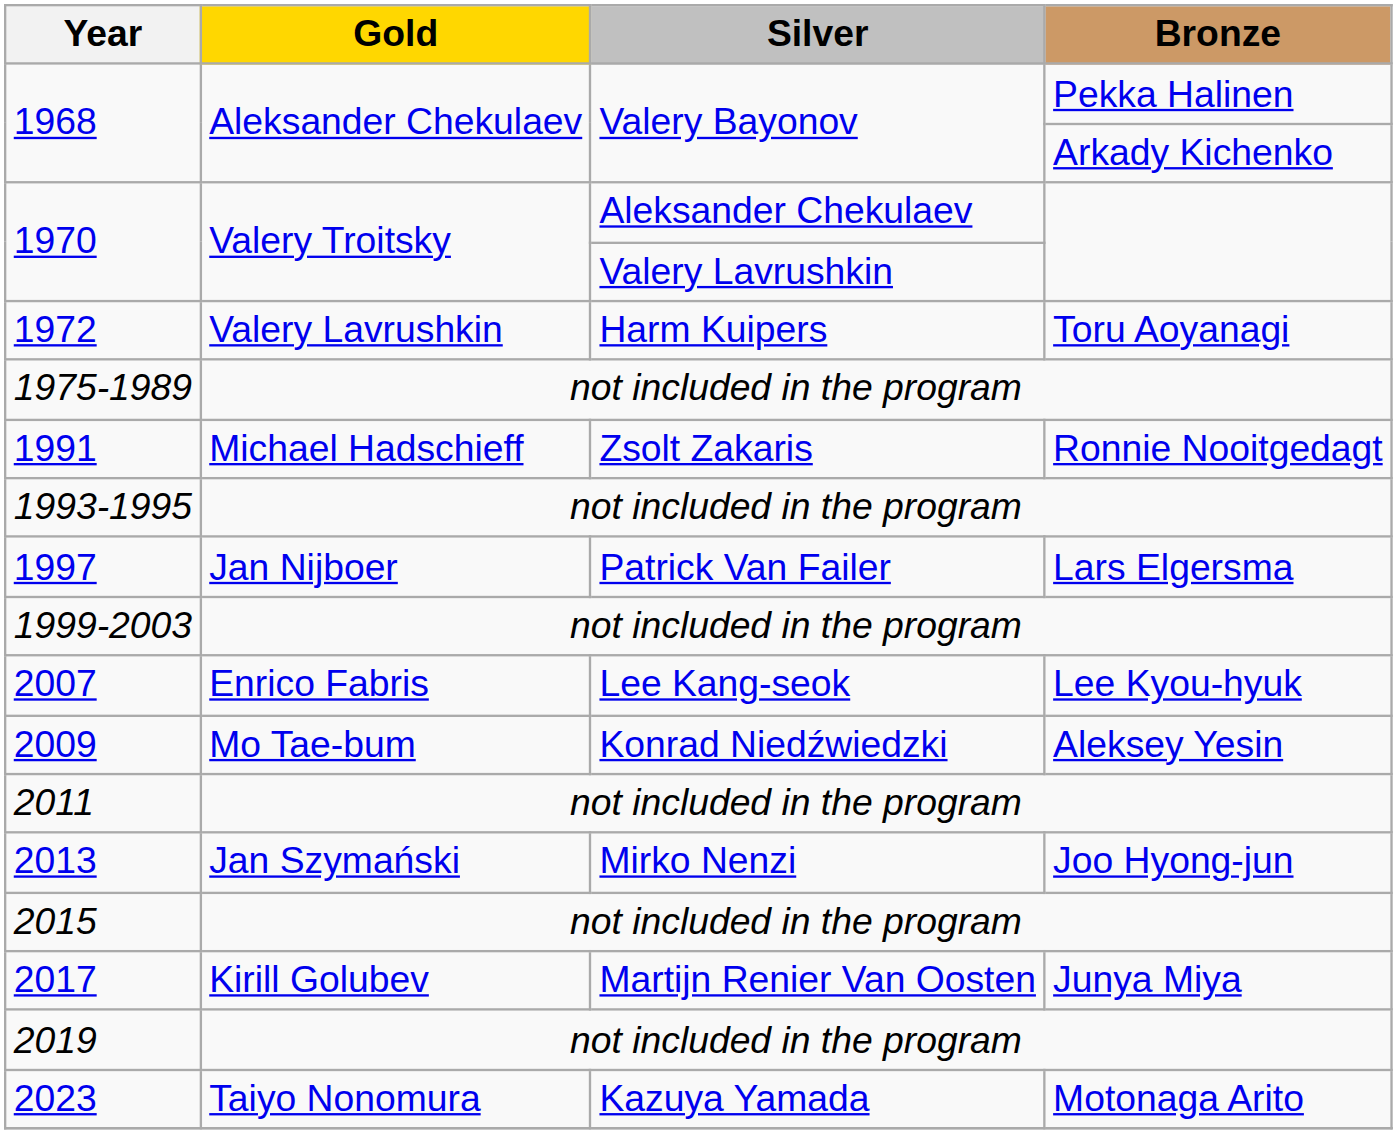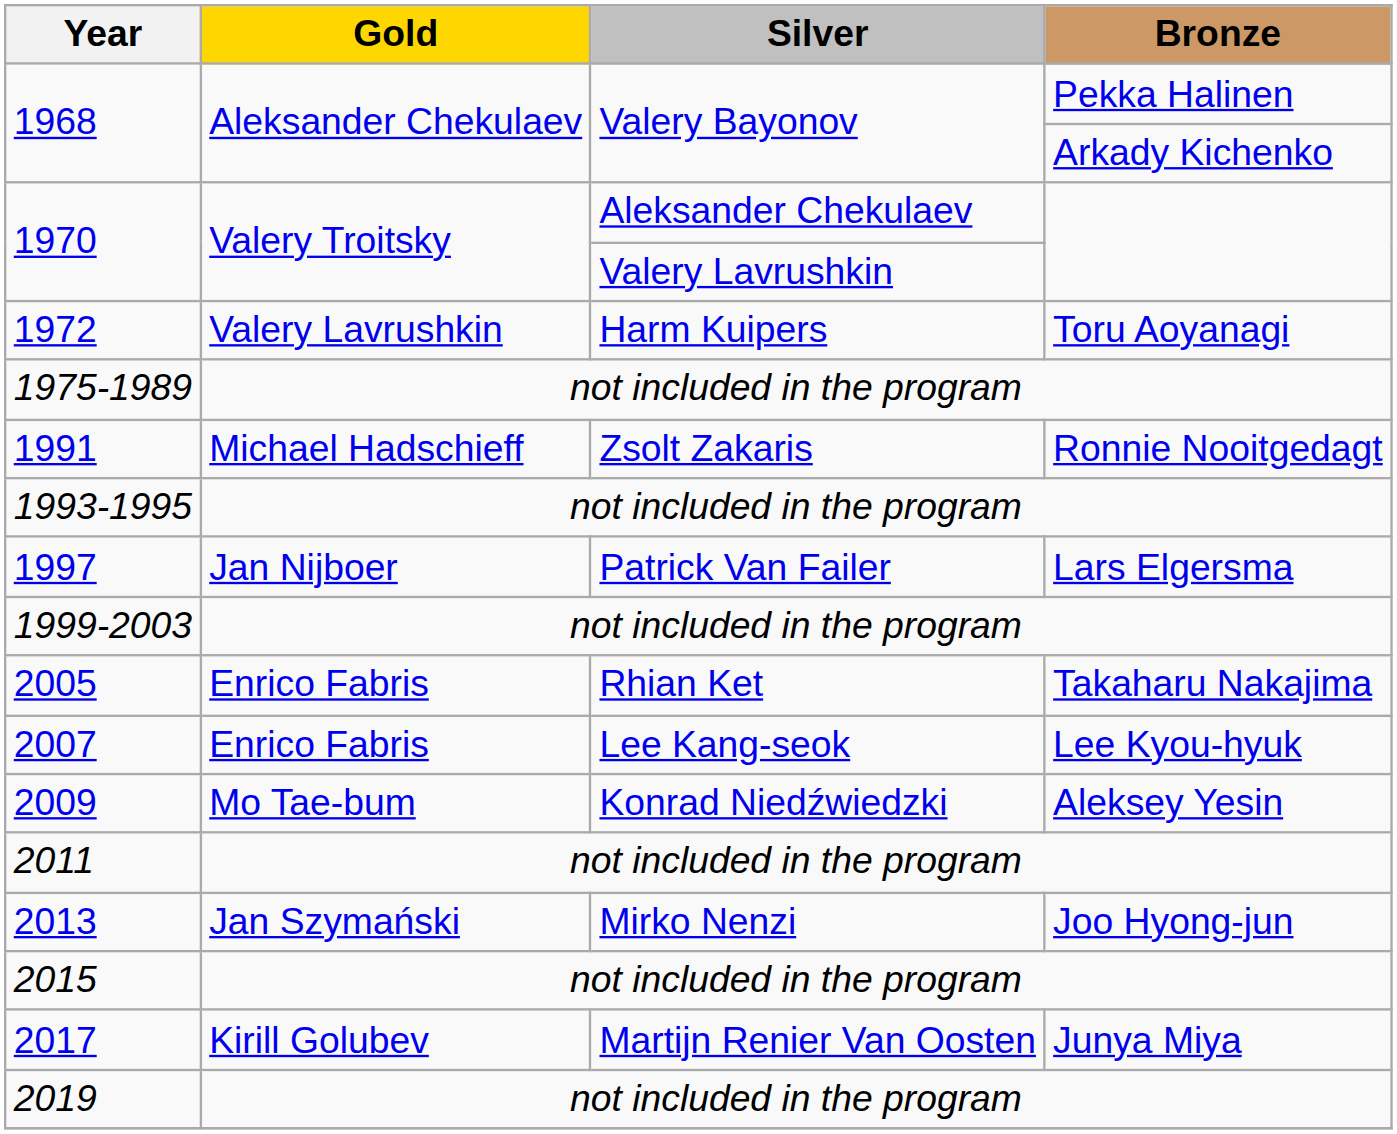+ row: (55, 684)
- row: (55, 1098)
